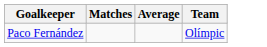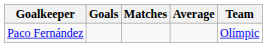+ column: (104, 14)
